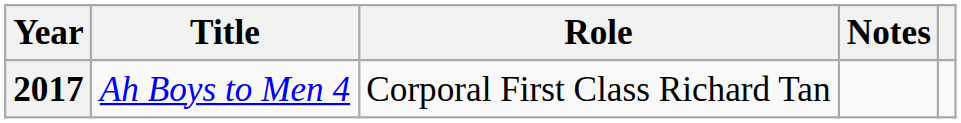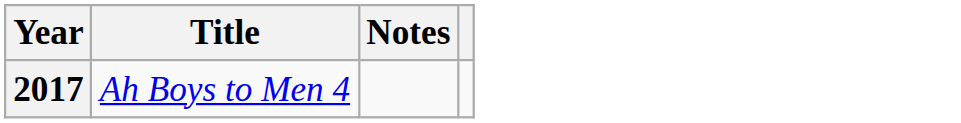- column: (598, 32)
